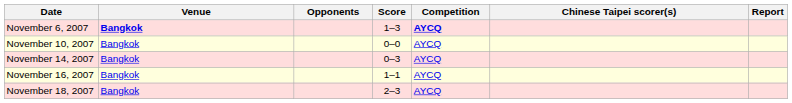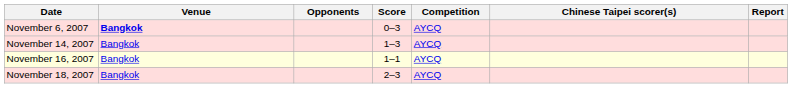(392, 28) 1–3 -> (392, 28) 0–3
(428, 28) bold -> (427, 28) normal
- row: (50, 43)
(392, 59) 0–3 -> (392, 43) 1–3
